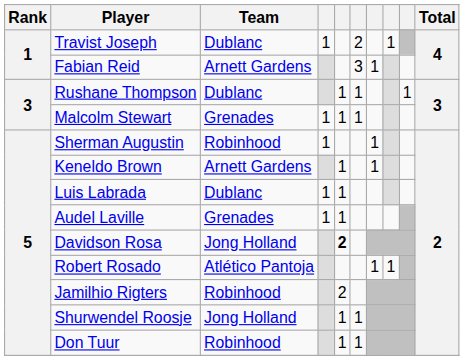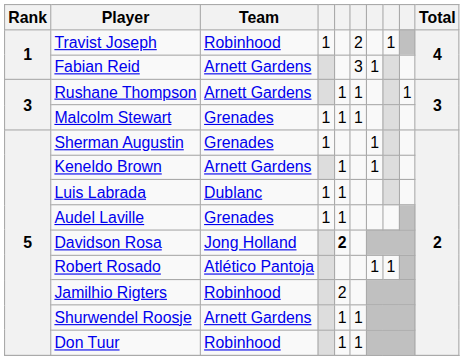(233, 42) Dublanc -> (242, 42) Robinhood
(233, 93) Dublanc -> (258, 93) Arnett Gardens
(242, 143) Robinhood -> (239, 143) Grenades
(250, 318) Jong Holland -> (258, 318) Arnett Gardens
